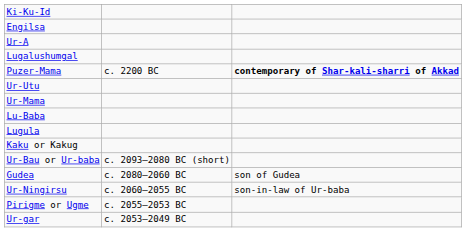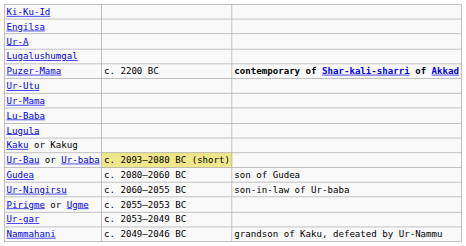(167, 160) no background -> (167, 160) khaki background
+ row: (31, 234)
